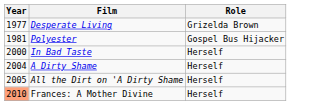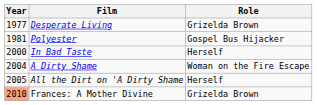(205, 66) Herself -> (248, 66) Woman on the Fire Escape
(205, 94) Herself -> (223, 94) Grizelda Brown
